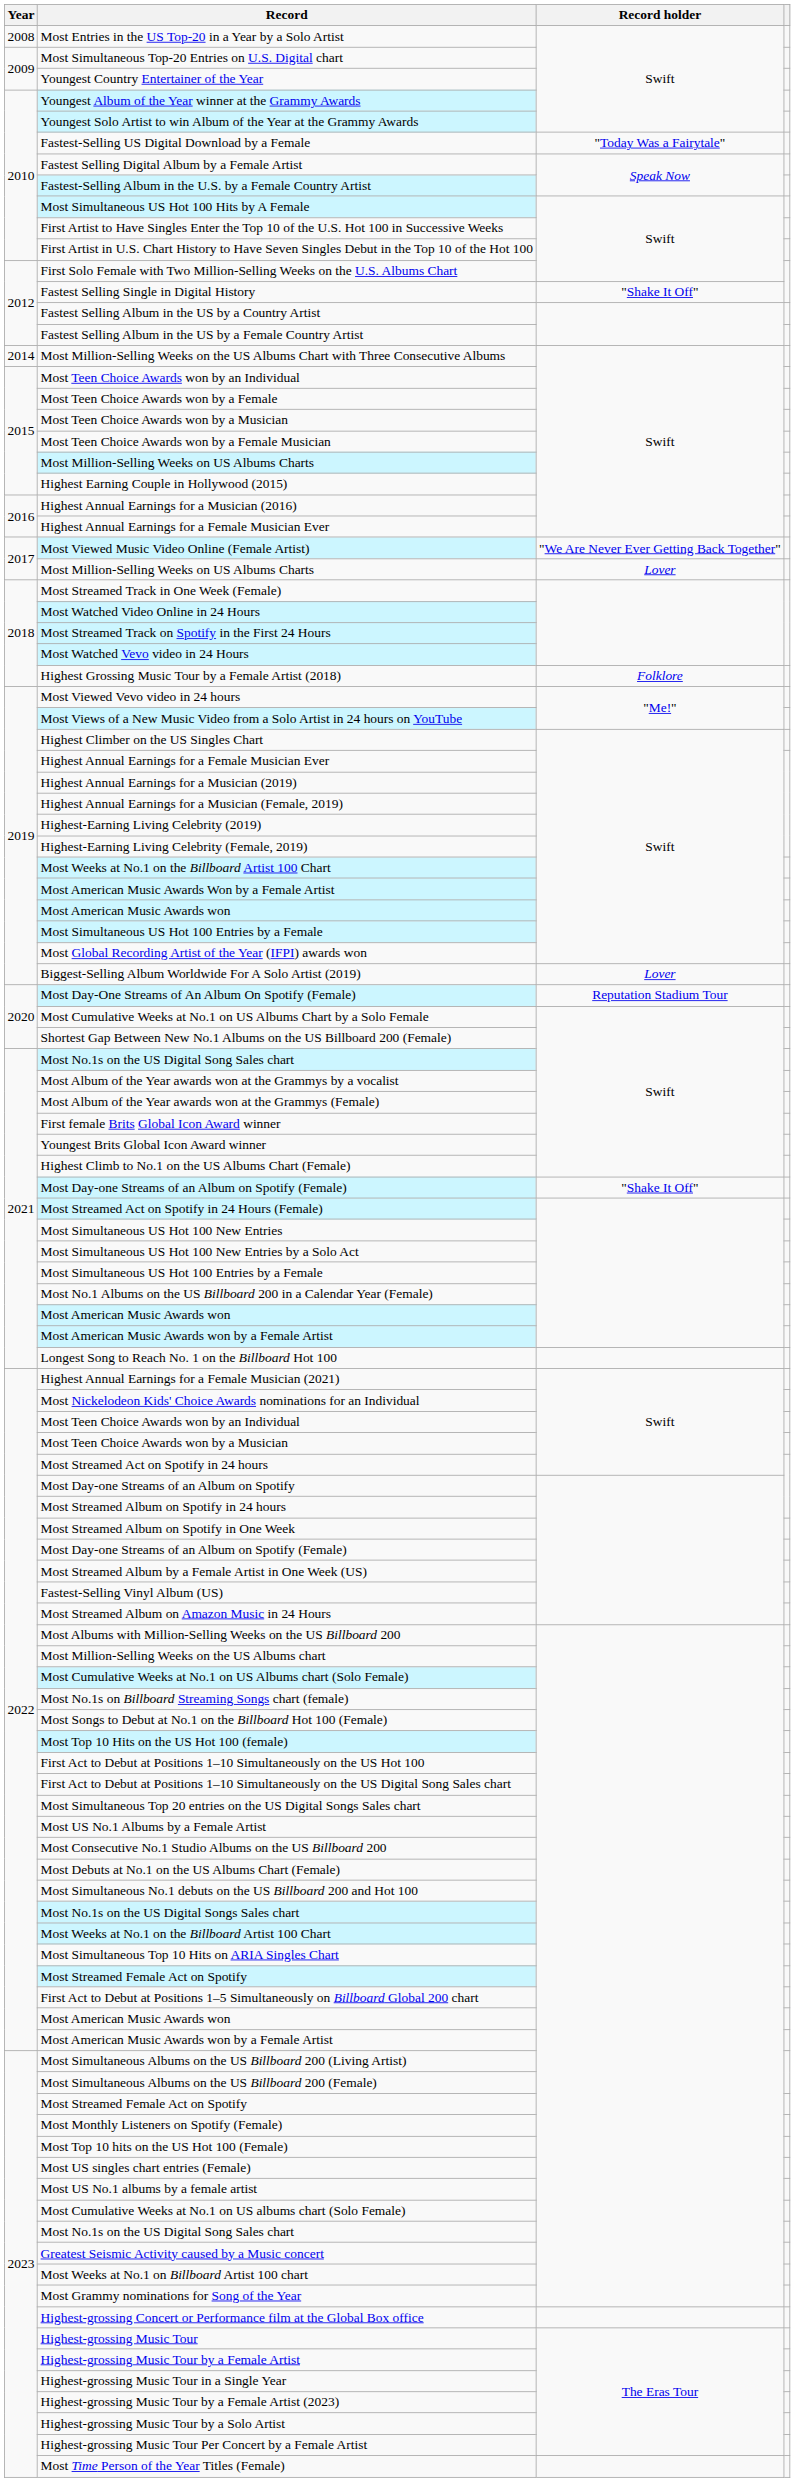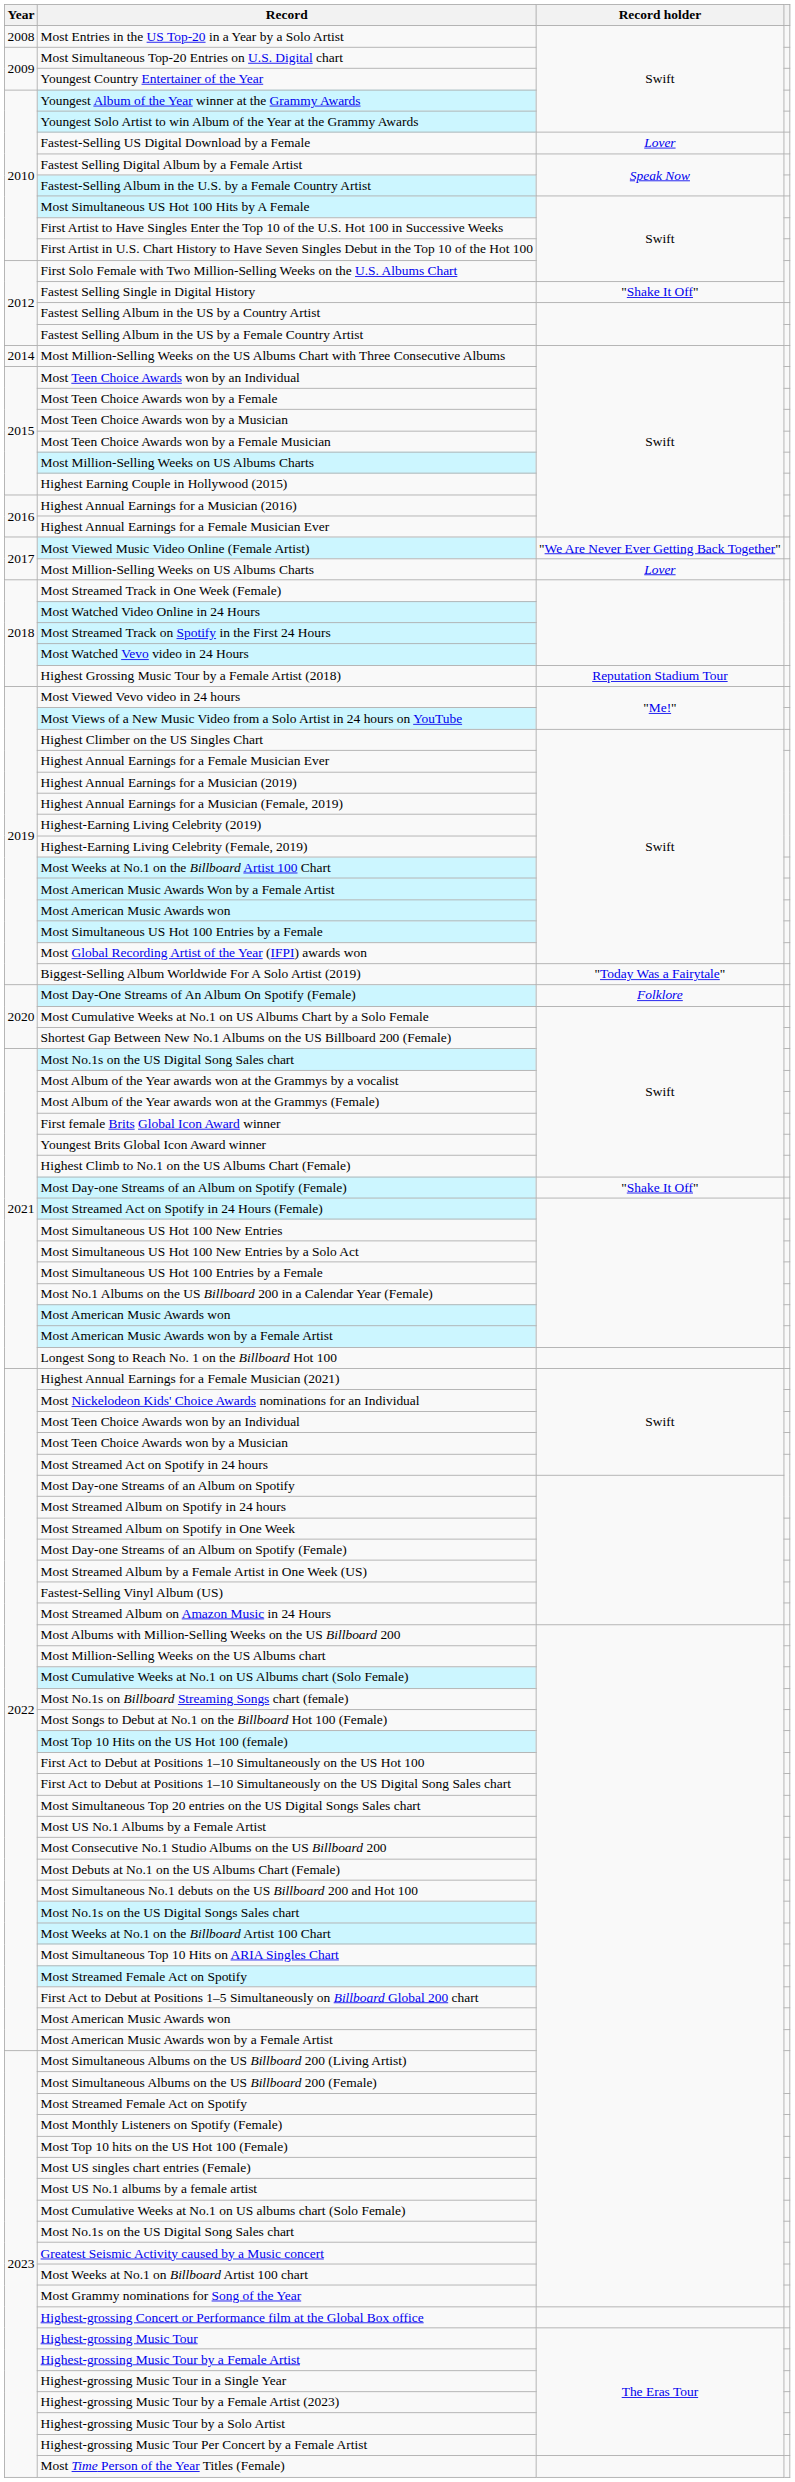(660, 143) "Today Was a Fairytale" -> (660, 143) Lover
(660, 675) Folklore -> (660, 675) Reputation Stadium Tour
(660, 974) Lover -> (660, 974) "Today Was a Fairytale"
(660, 995) Reputation Stadium Tour -> (660, 995) Folklore
